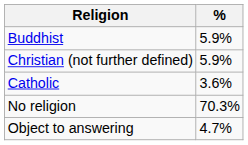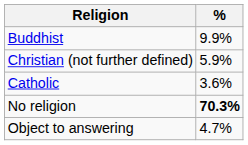(216, 38) 5.9% -> (216, 38) 9.9%
(220, 106) normal -> (220, 106) bold
